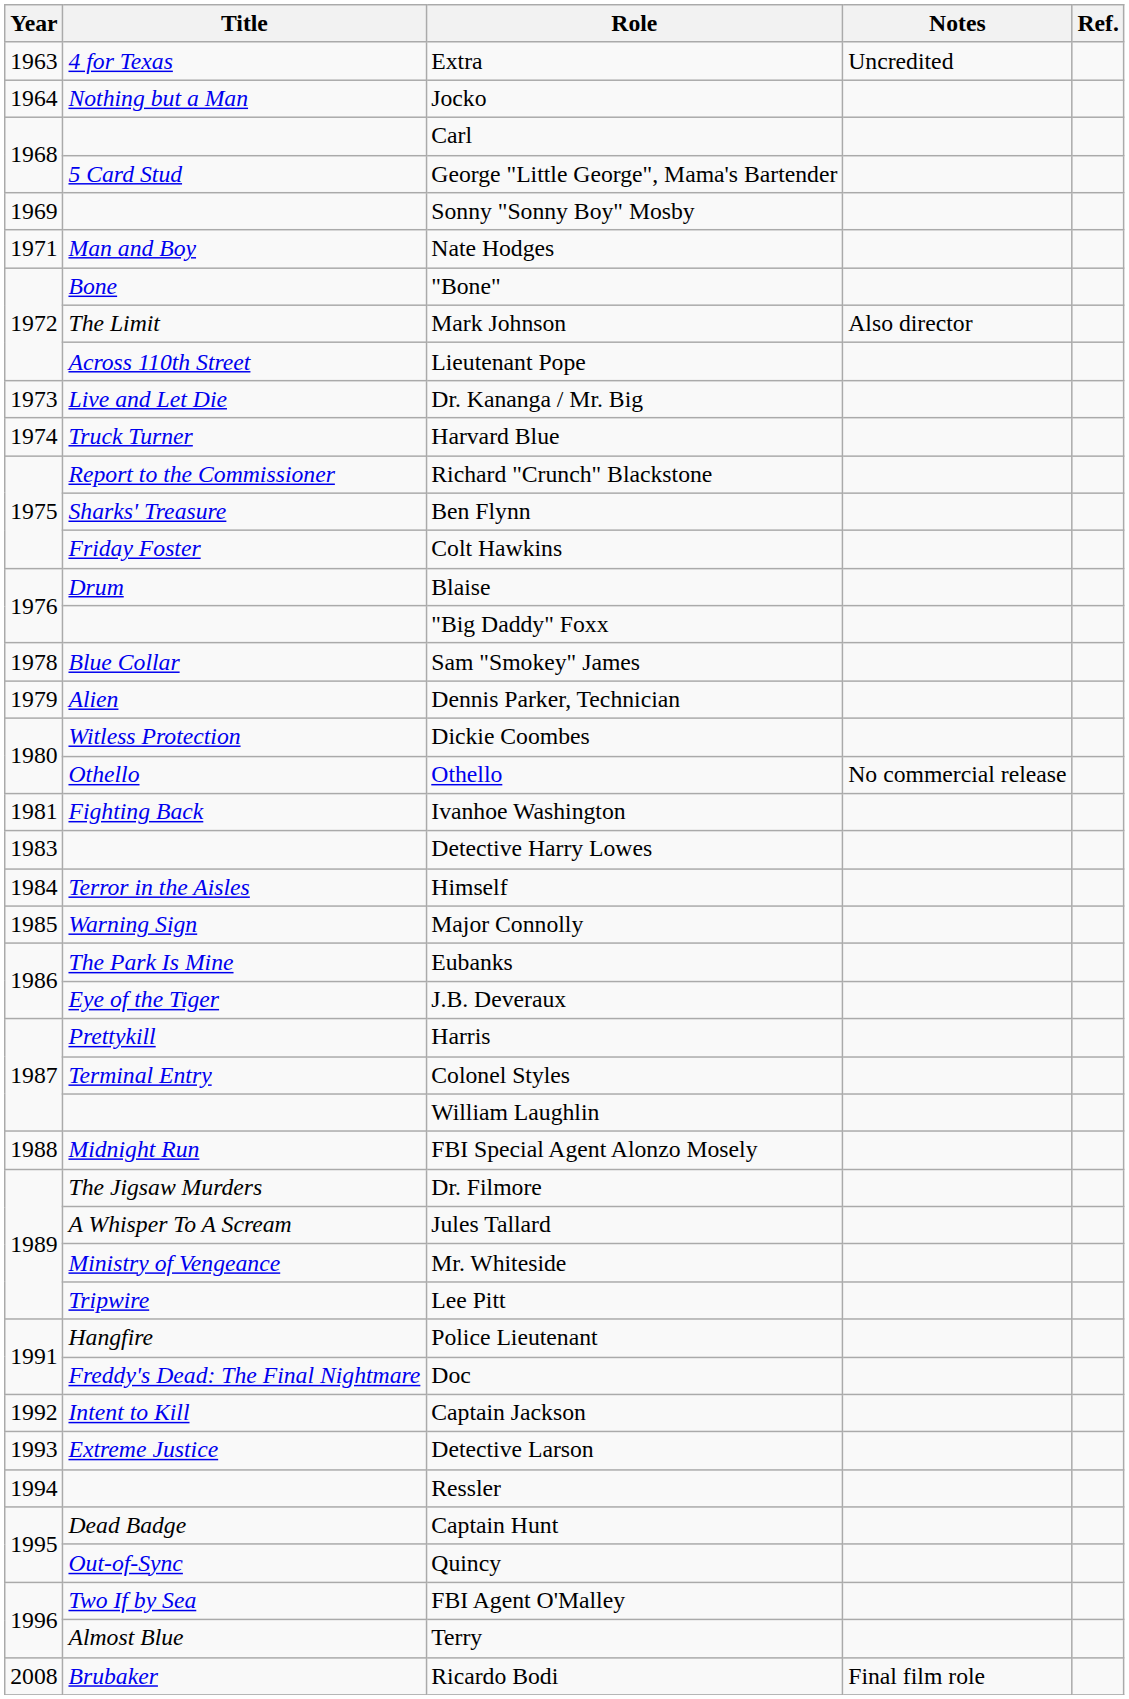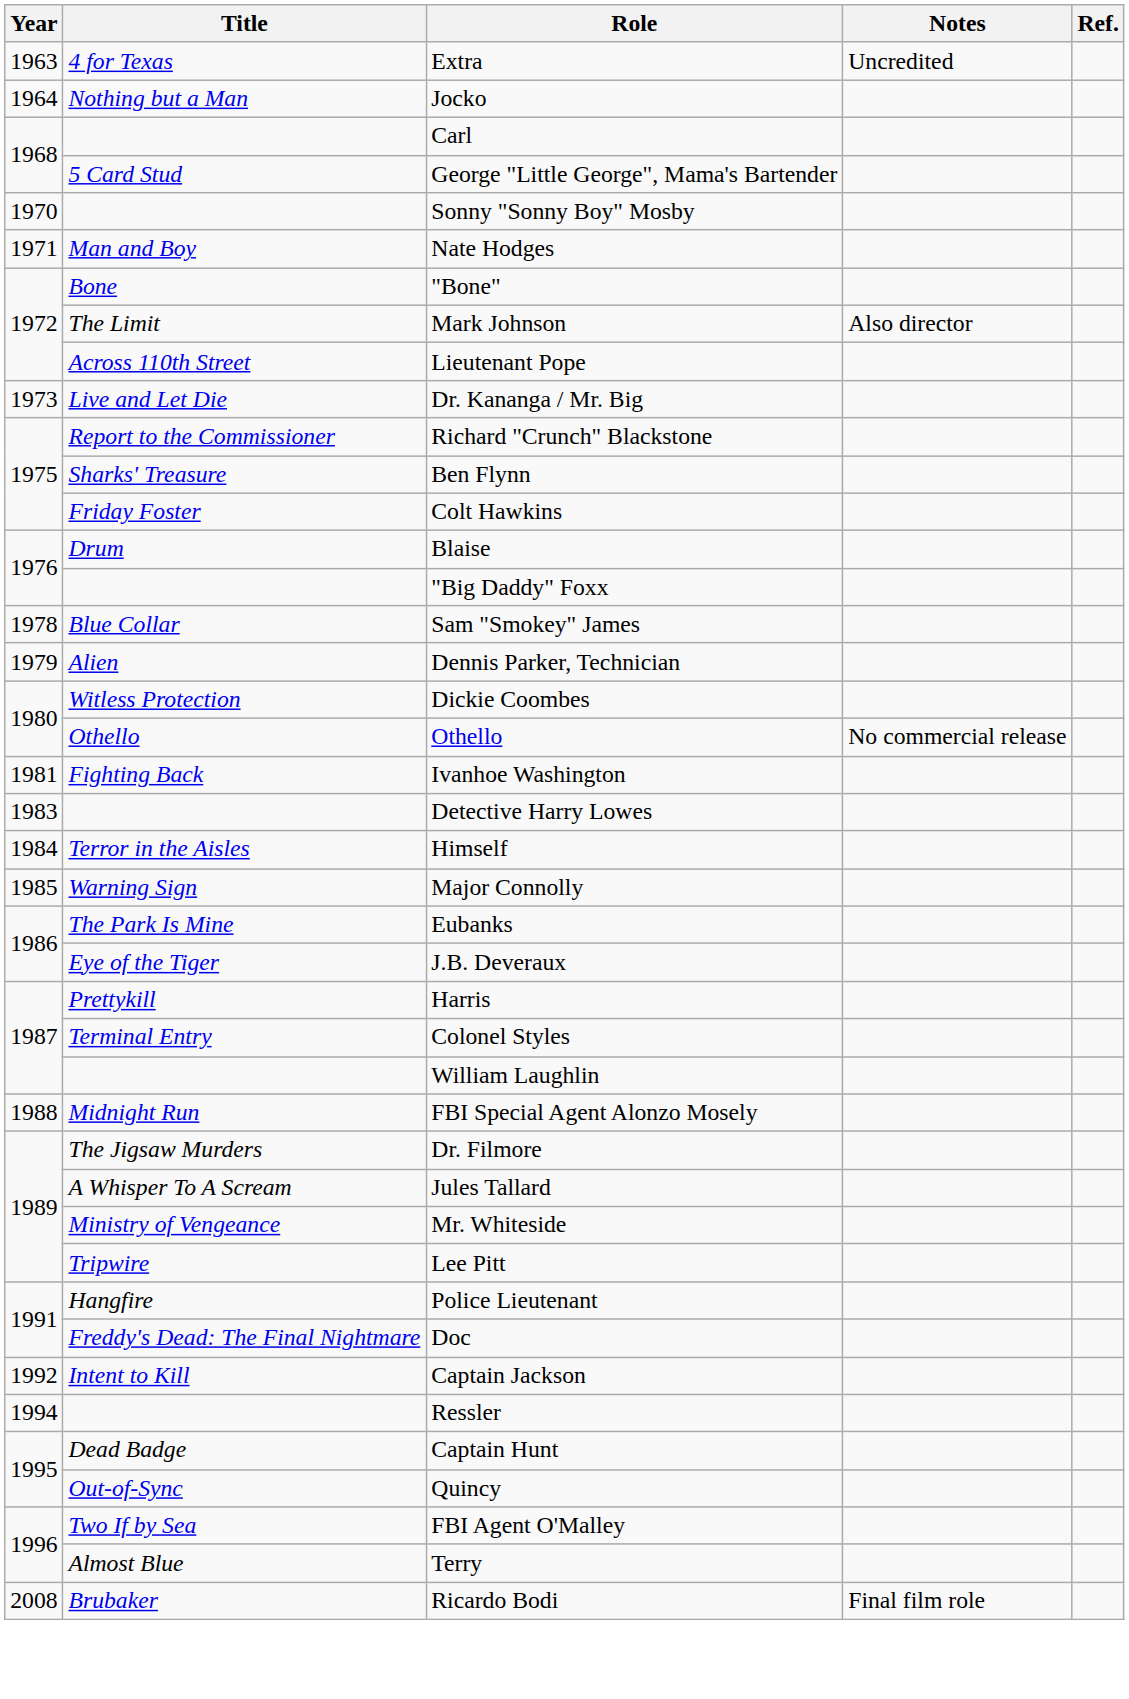(34, 211) 1969 -> (34, 211) 1970
- row: (495, 436)
- row: (512, 1450)
